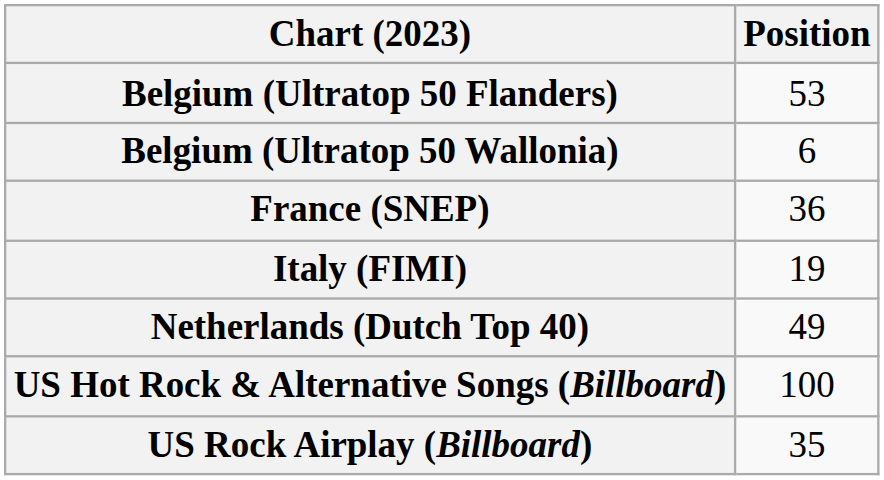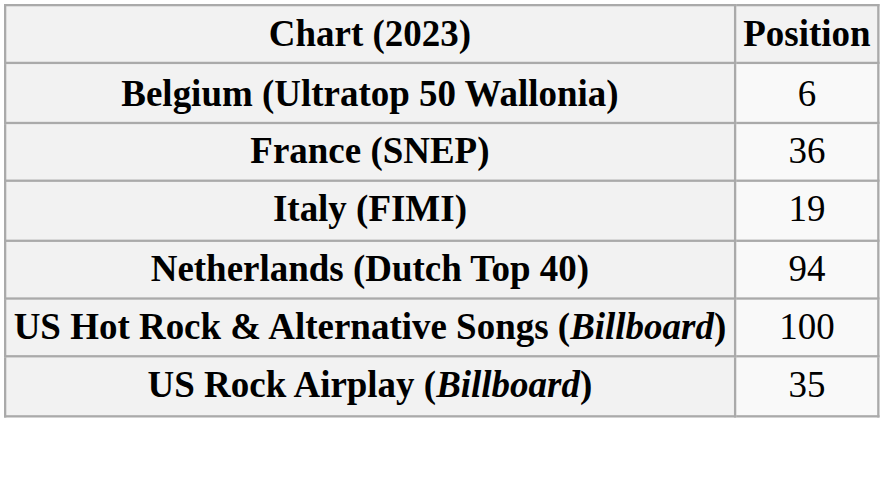- row: (370, 92)
(807, 326) 49 -> (807, 268) 94
